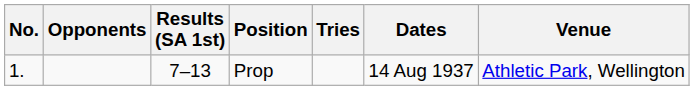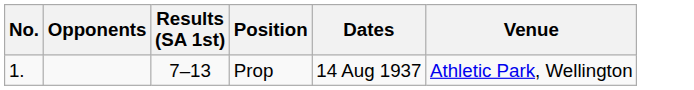- column: (338, 29)
